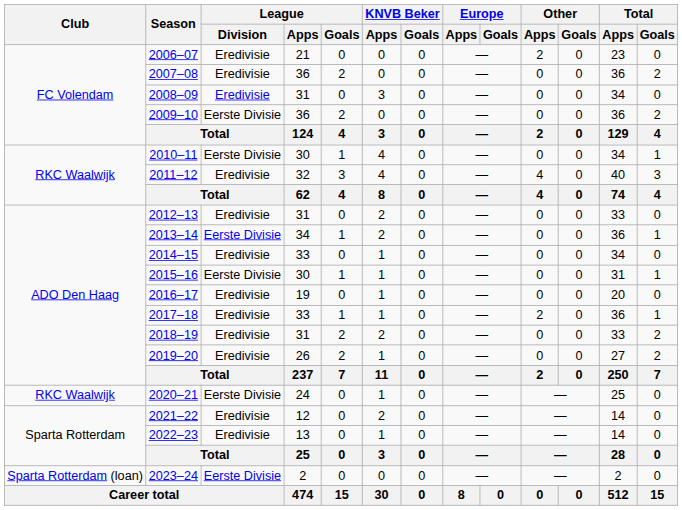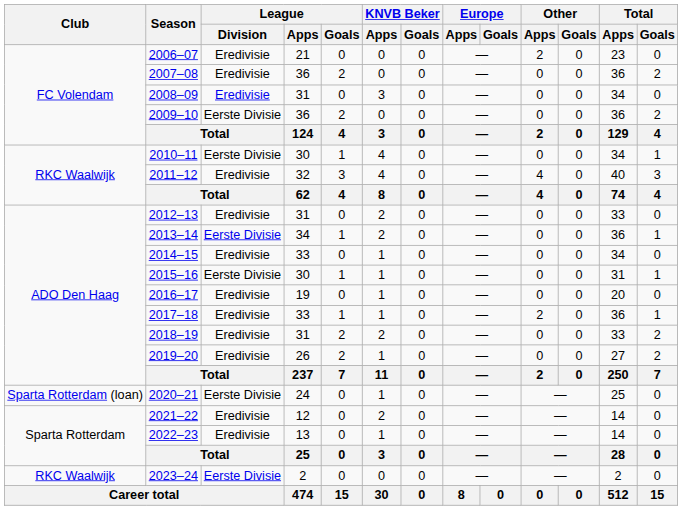(75, 395) RKC Waalwijk -> (75, 395) Sparta Rotterdam (loan)
(75, 475) Sparta Rotterdam (loan) -> (75, 475) RKC Waalwijk
